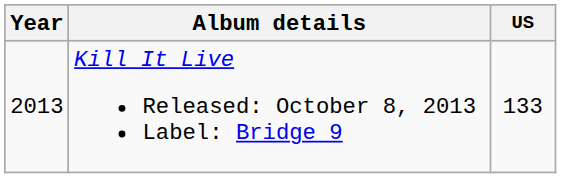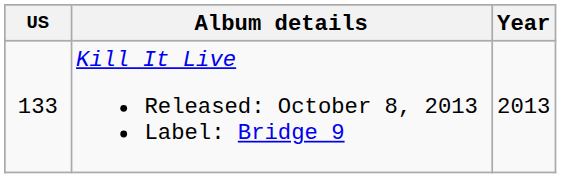columns swapped: (37, 23) <-> (523, 23)
